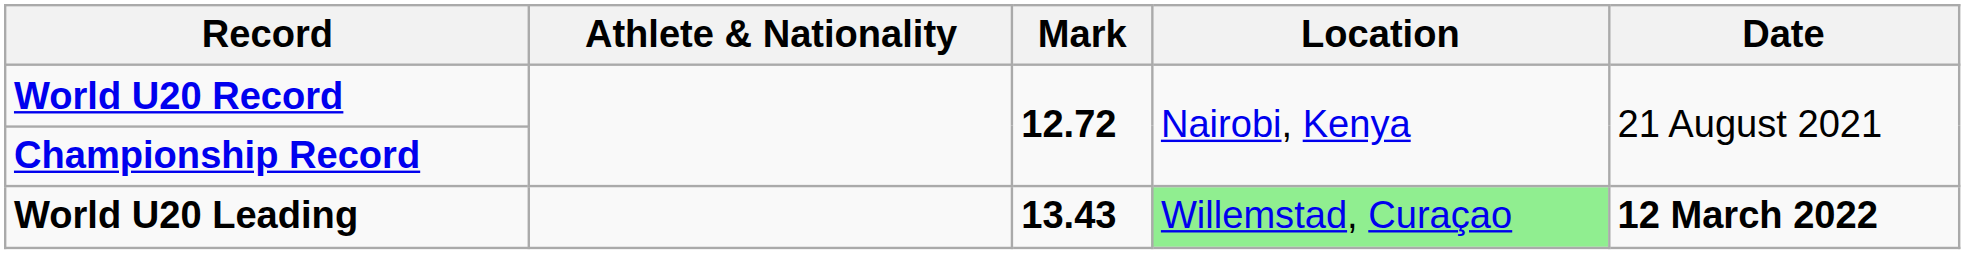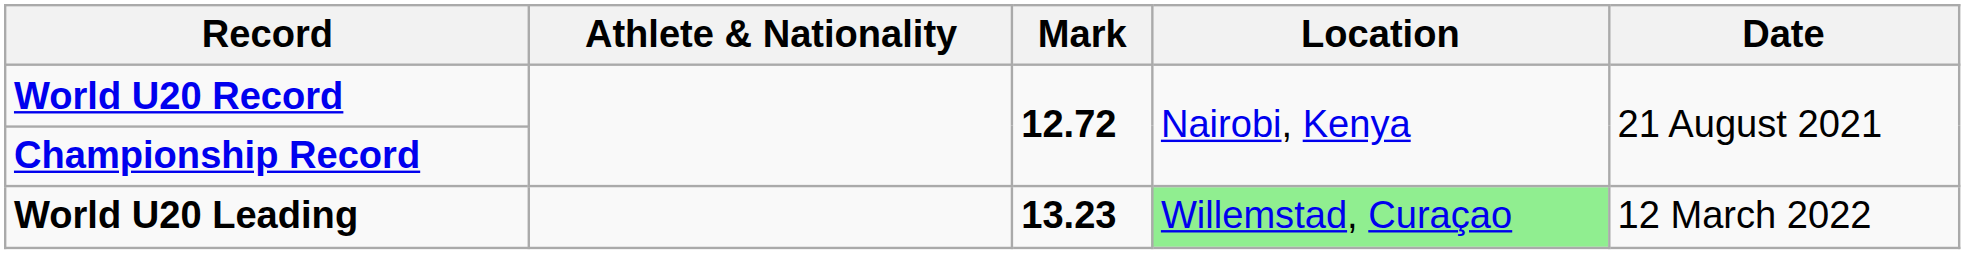(1069, 215) 13.43 -> (1069, 215) 13.23
(1748, 215) bold -> (1745, 215) normal
